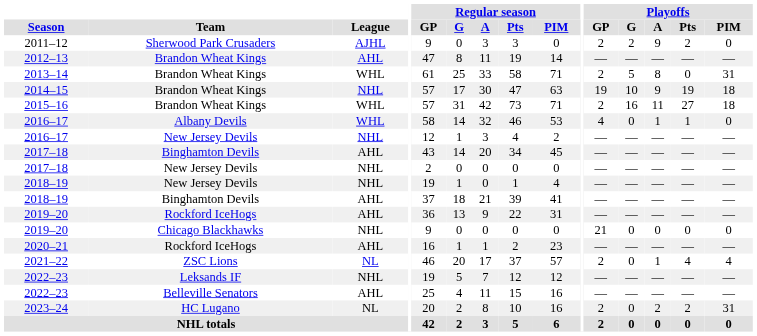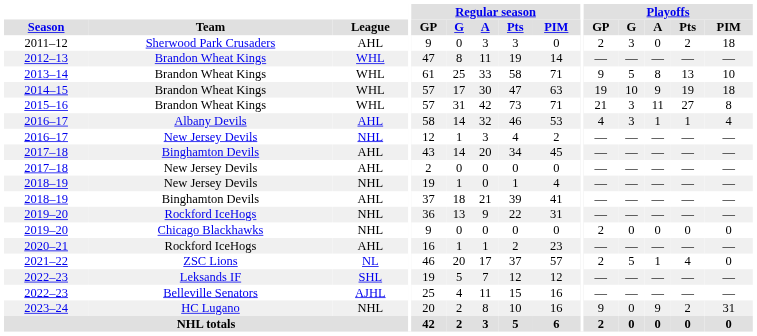(370, 43) AJHL -> (370, 43) AHL
(631, 43) 2 -> (631, 43) 3
(658, 43) 9 -> (658, 43) 0
(729, 43) 0 -> (729, 43) 18
(370, 58) AHL -> (370, 58) WHL
(601, 74) 2 -> (601, 74) 9
(688, 74) 0 -> (688, 74) 13
(729, 74) 31 -> (729, 74) 10
(370, 89) NHL -> (370, 89) WHL
(601, 105) 2 -> (601, 105) 21
(631, 105) 16 -> (631, 105) 3
(729, 105) 18 -> (729, 105) 8
(370, 121) WHL -> (370, 121) AHL
(631, 121) 0 -> (631, 121) 3
(729, 121) 0 -> (729, 121) 4
(370, 167) NHL -> (370, 167) AHL
(370, 214) AHL -> (370, 214) NHL
(601, 230) 21 -> (601, 230) 2
(631, 261) 0 -> (631, 261) 5
(729, 261) 4 -> (729, 261) 0
(370, 277) NHL -> (370, 277) SHL
(370, 292) AHL -> (370, 292) AJHL
(370, 308) NL -> (370, 308) NHL
(601, 308) 2 -> (601, 308) 9
(658, 308) 2 -> (658, 308) 9
